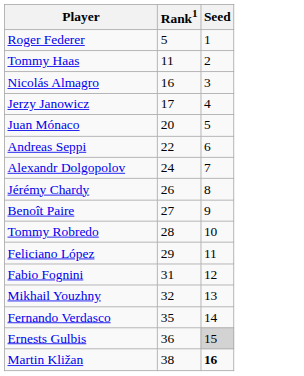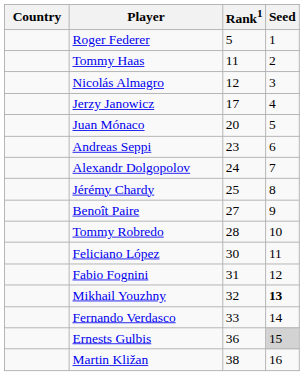+ column: (37, 16)
(167, 82) 16 -> (232, 82) 12
(167, 146) 22 -> (232, 146) 23
(167, 189) 26 -> (232, 189) 25
(167, 253) 29 -> (232, 253) 30
(211, 295) normal -> (276, 295) bold
(167, 317) 35 -> (232, 317) 33
(211, 359) bold -> (276, 359) normal
